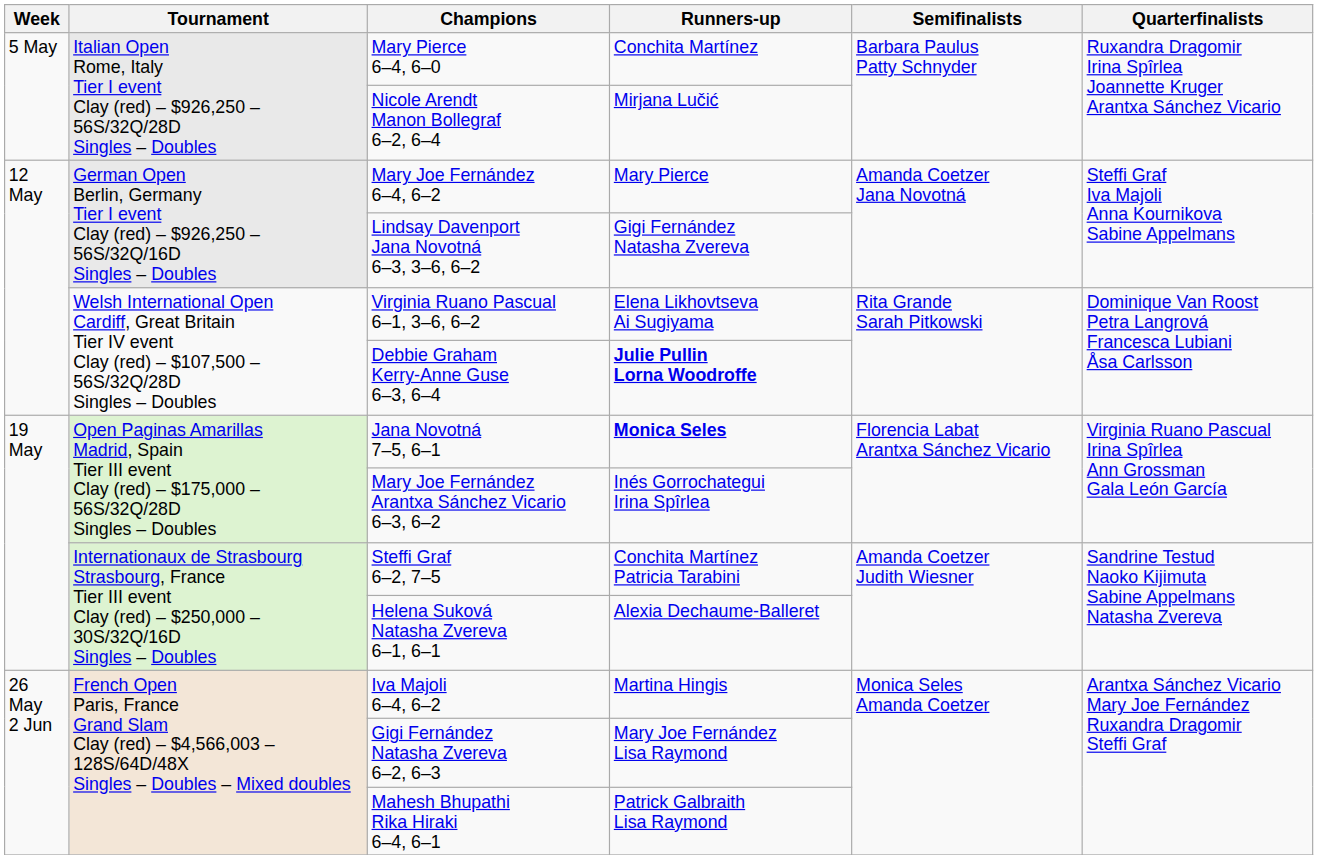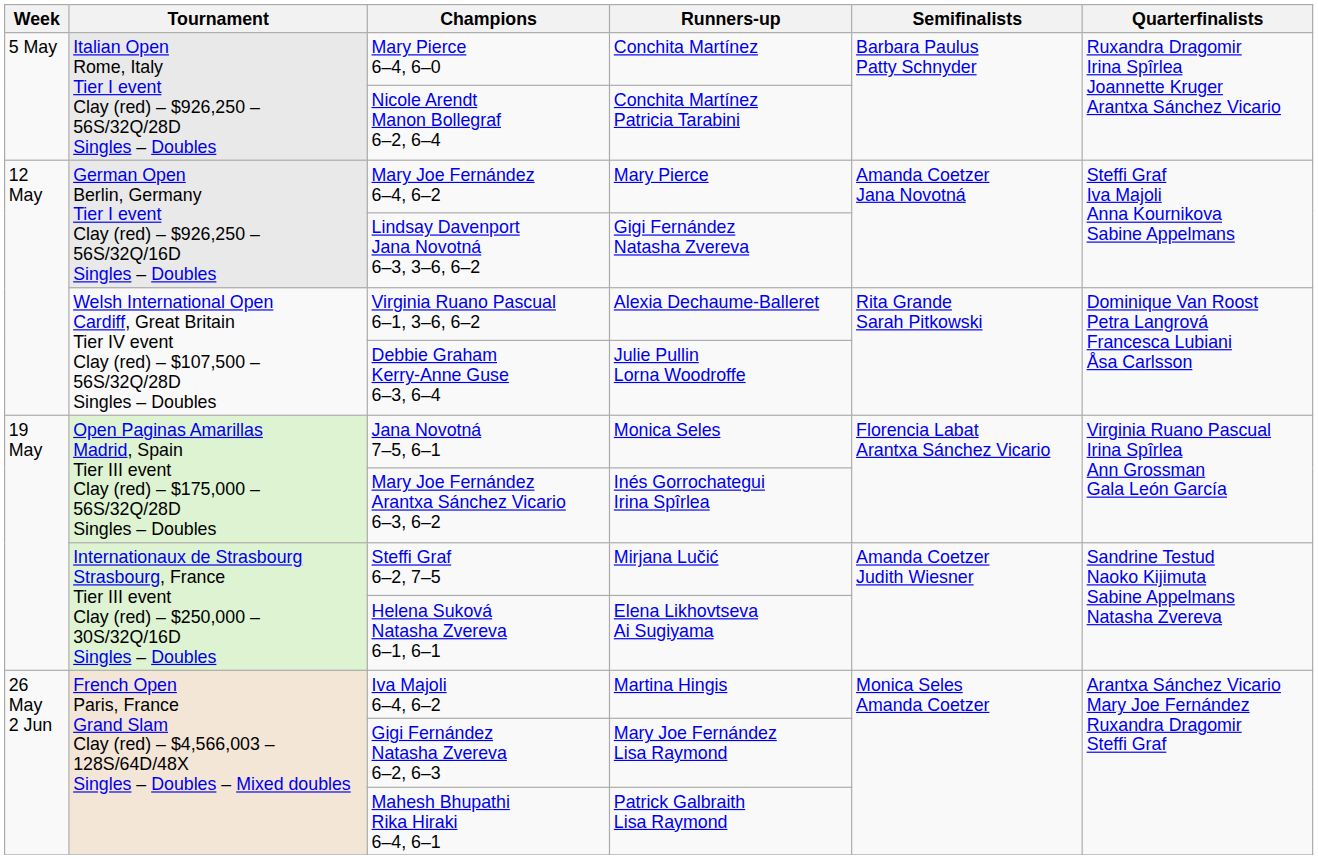(666, 100) Mirjana Lučić -> (686, 110) Conchita Martínez Patricia Tarabini
(686, 312) Elena Likhovtseva Ai Sugiyama -> (717, 302) Alexia Dechaume-Balleret
(685, 365) bold -> (680, 365) normal
(670, 430) bold -> (667, 430) normal
(686, 567) Conchita Martínez Patricia Tarabini -> (666, 557) Mirjana Lučić
(717, 610) Alexia Dechaume-Balleret -> (686, 620) Elena Likhovtseva Ai Sugiyama
